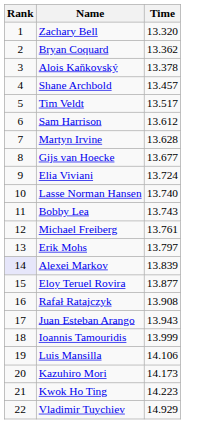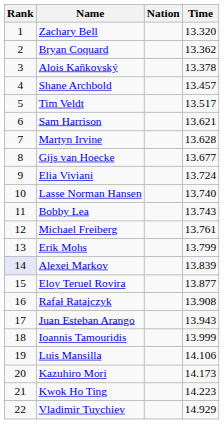+ column: (163, 13)
(162, 121) 13.612 -> (200, 121) 13.621
(162, 247) 13.797 -> (200, 247) 13.799
